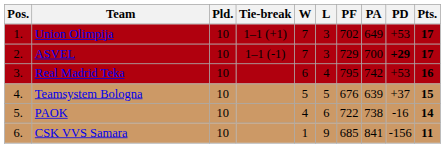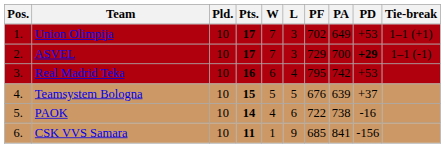columns swapped: (427, 14) <-> (265, 14)
